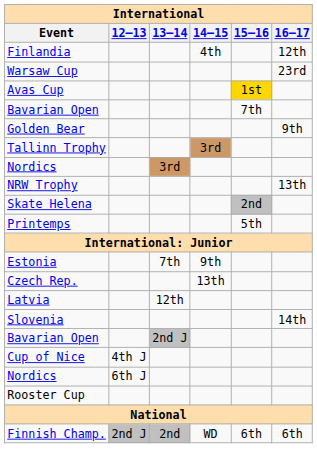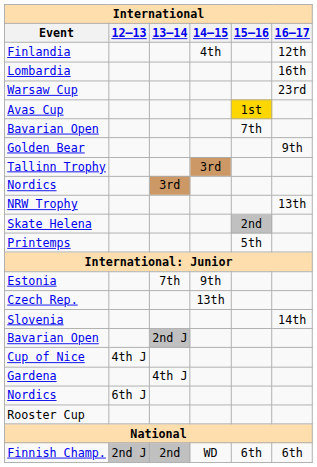+ row: (39, 71)
- row: (28, 300)
+ row: (32, 376)
